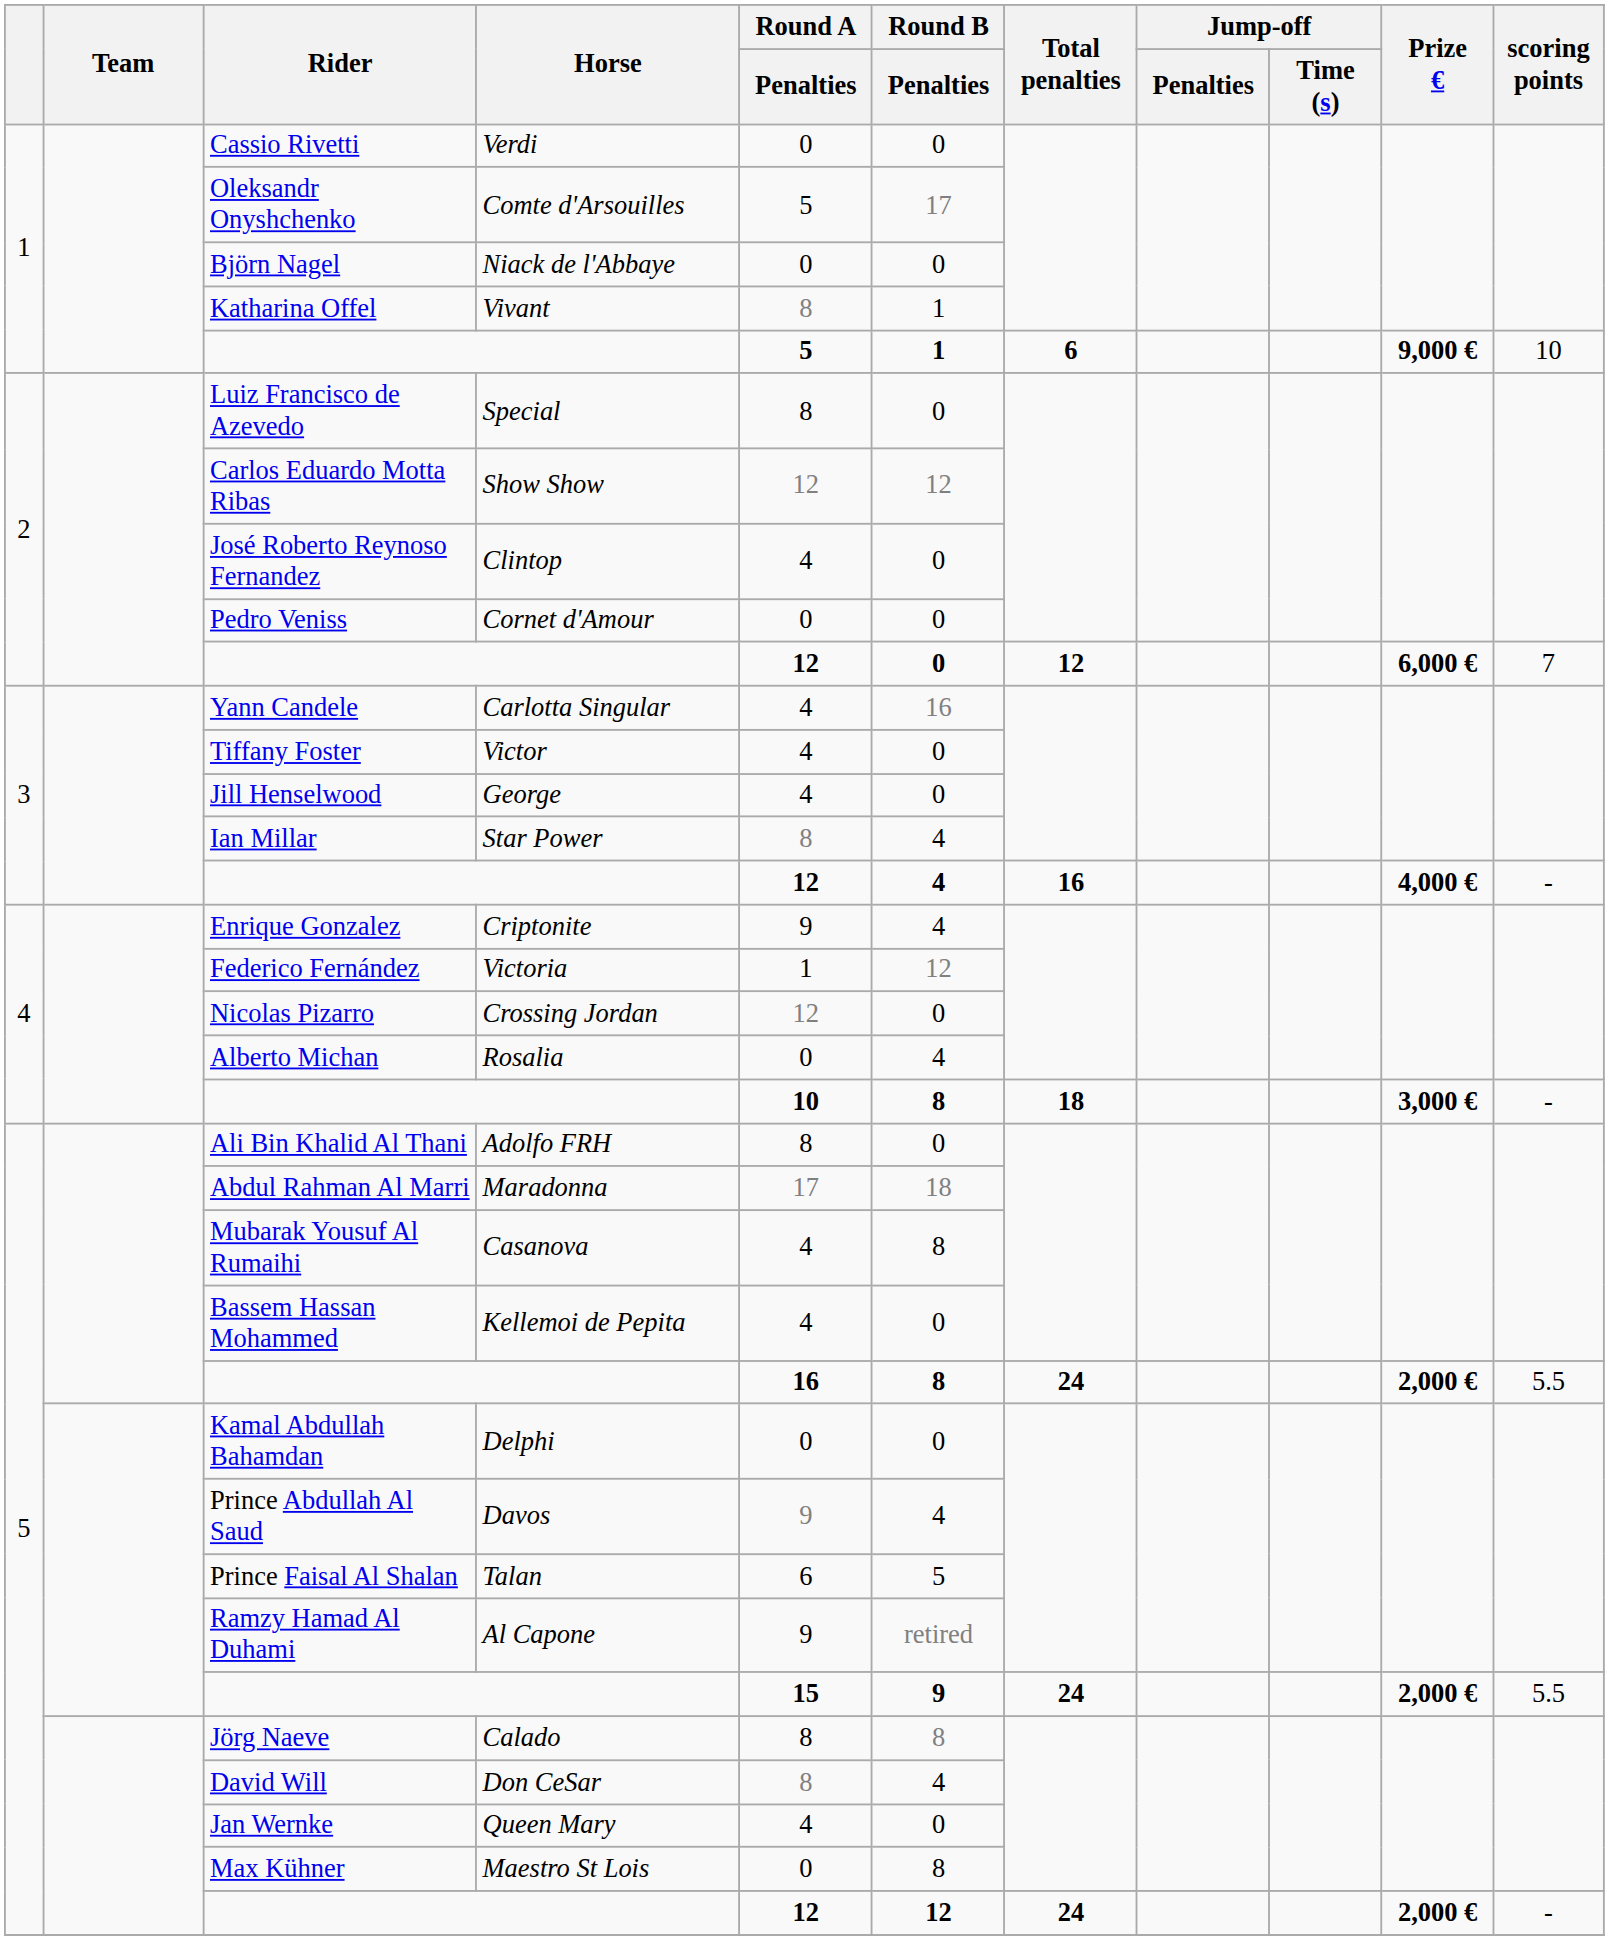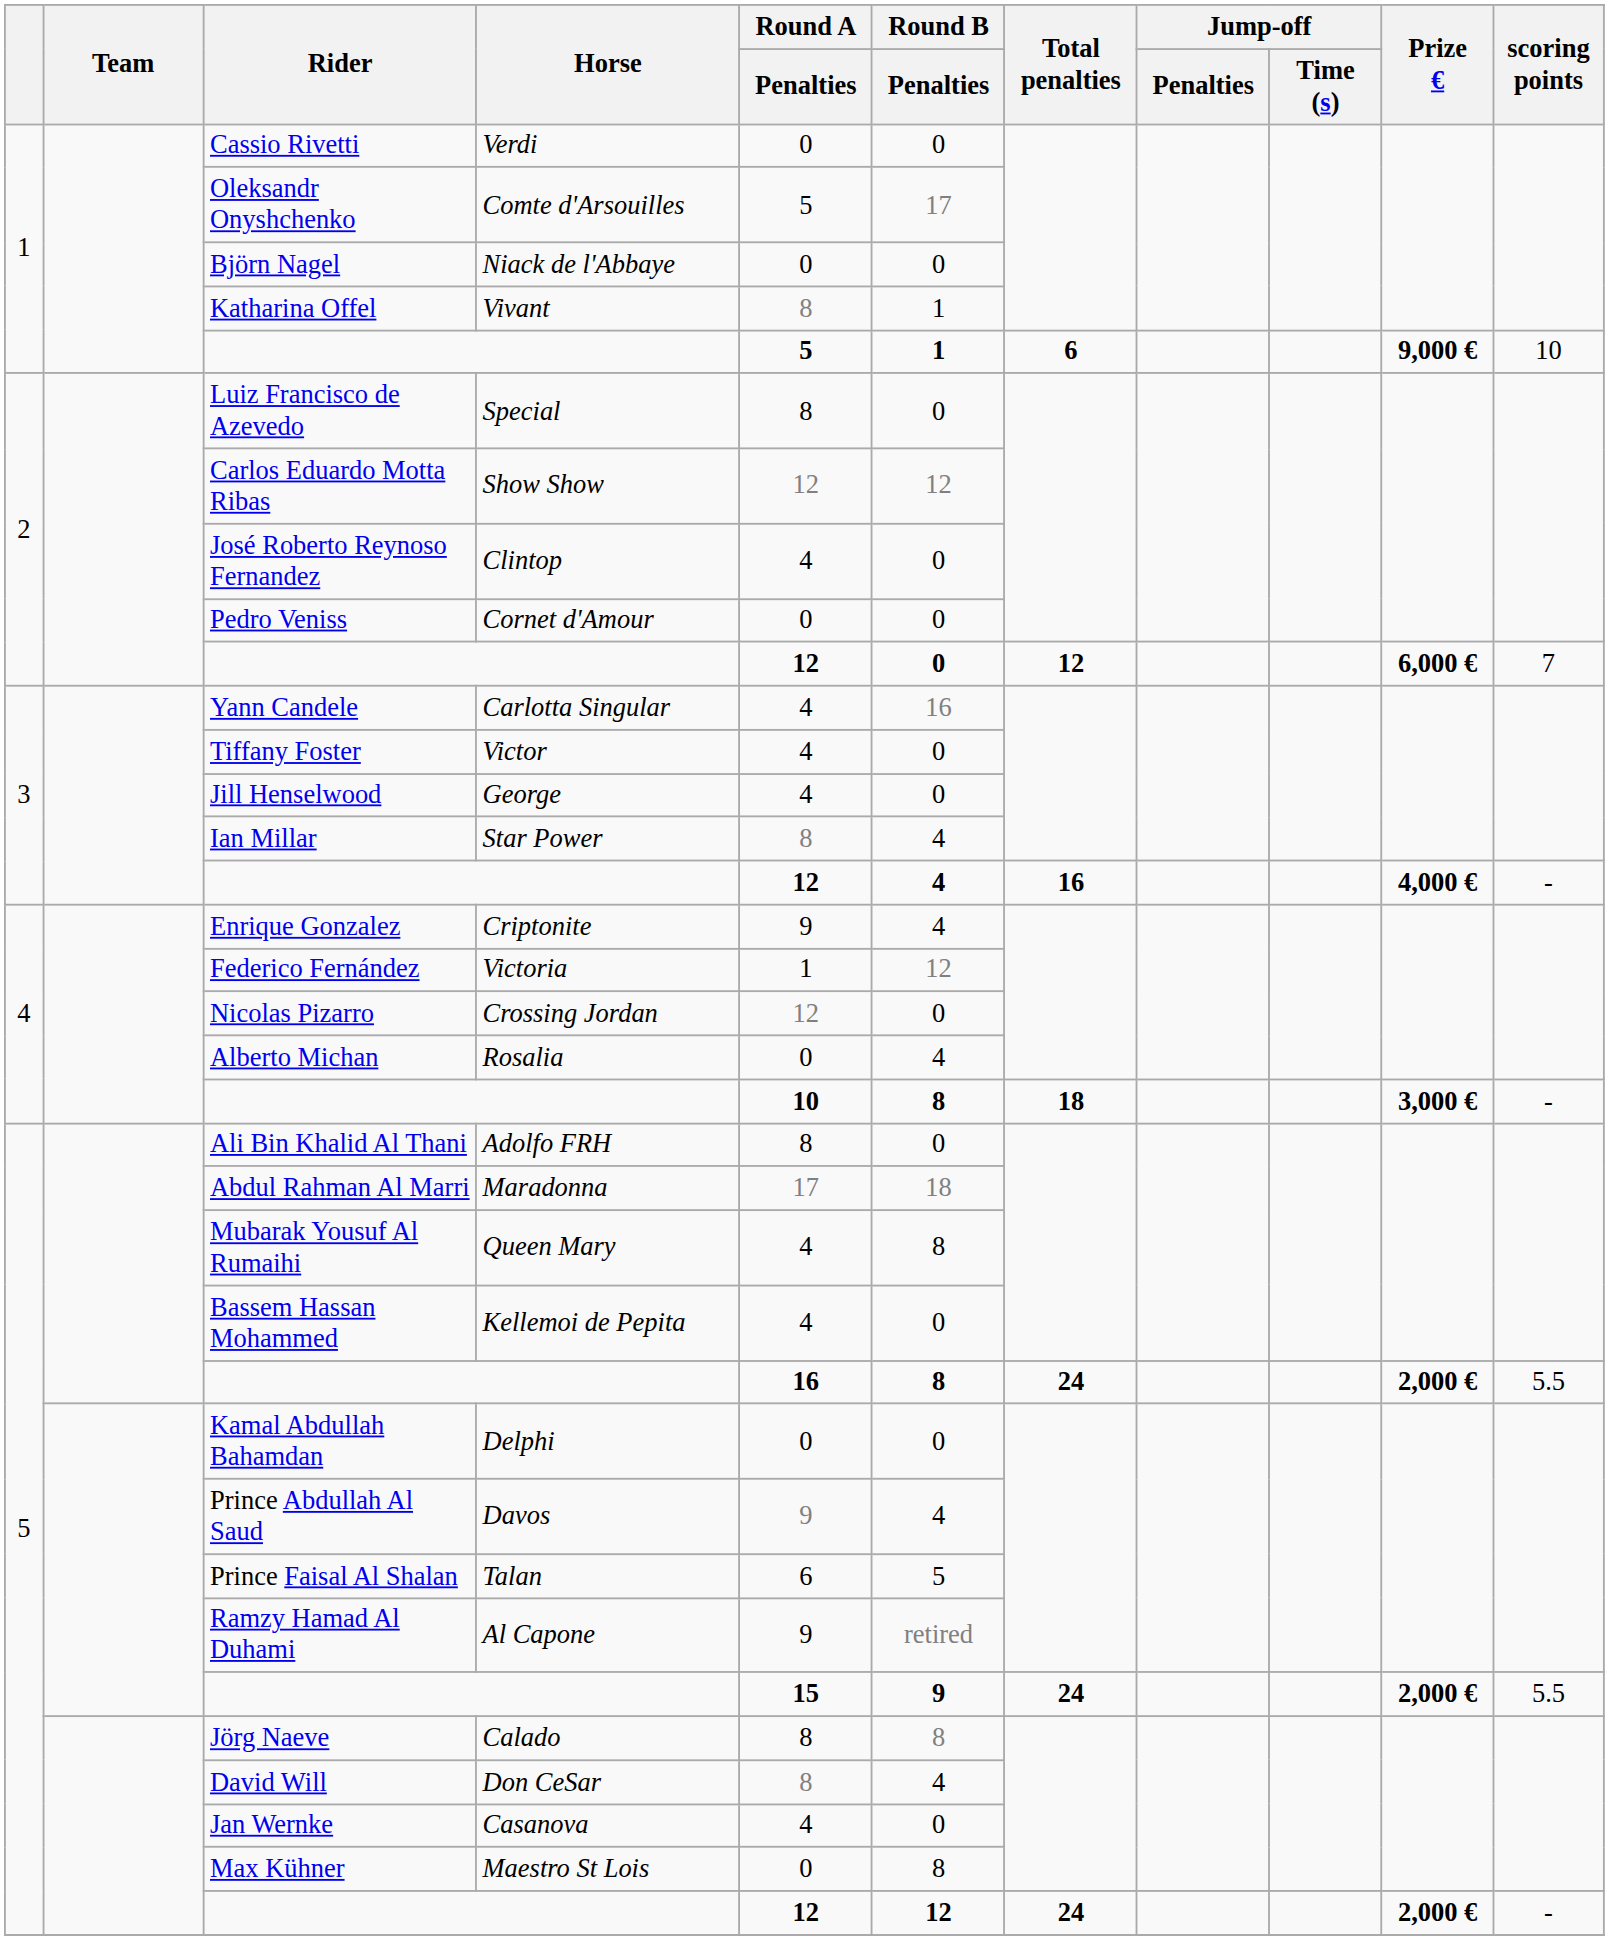(536, 1247) Casanova -> (549, 1247) Queen Mary
(549, 1825) Queen Mary -> (536, 1825) Casanova
